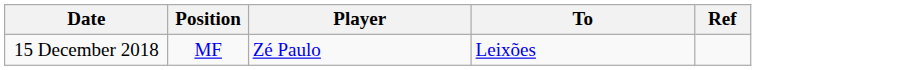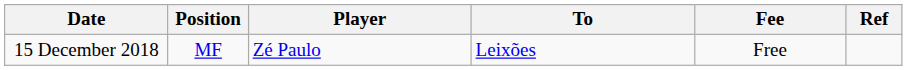+ column: (770, 19)
